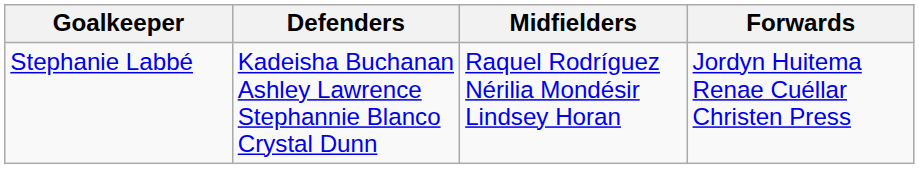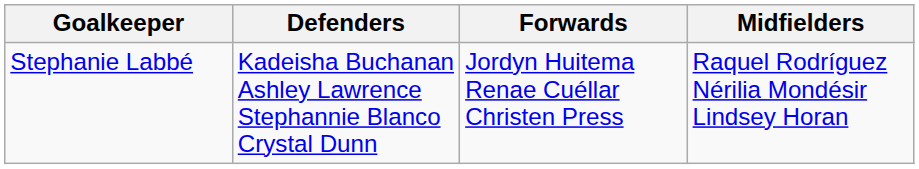columns swapped: (573, 23) <-> (801, 23)
